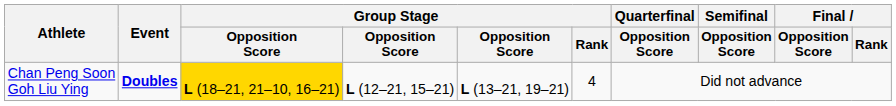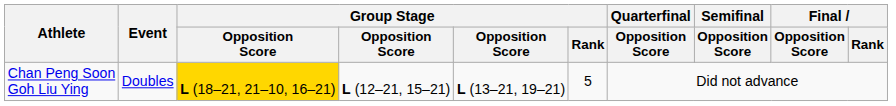(150, 82) bold -> (148, 82) normal
(592, 82) 4 -> (588, 82) 5
